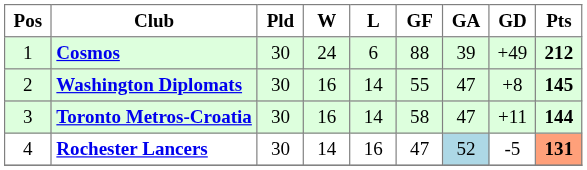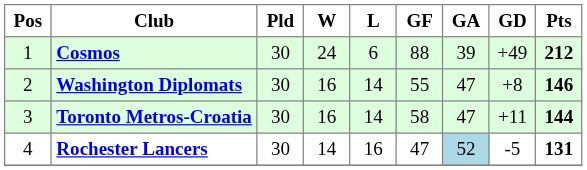(559, 84) 145 -> (559, 84) 146
(559, 149) lightsalmon background -> (559, 149) no background
